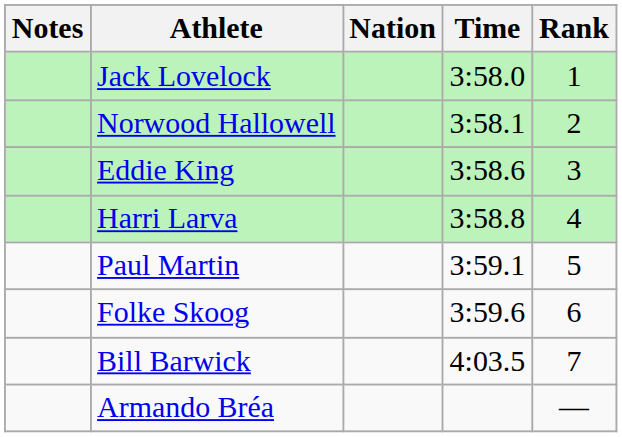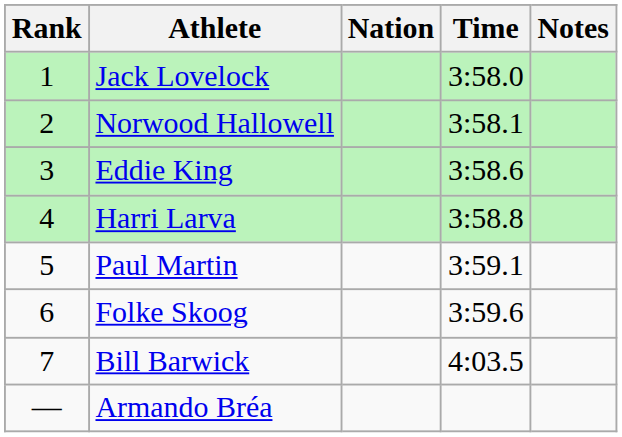columns swapped: (574, 28) <-> (48, 28)
